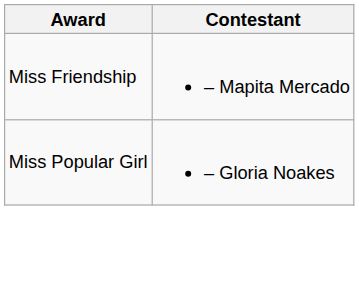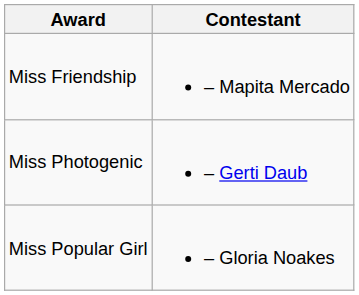+ row: (76, 162)
